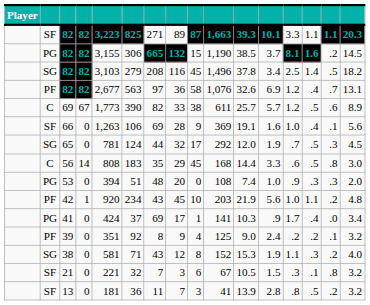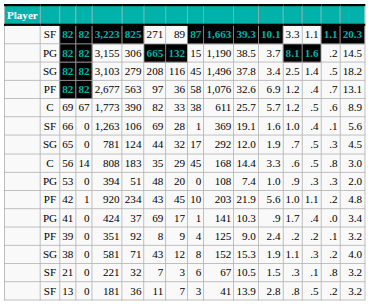(198, 126) 9 -> (198, 126) 1
